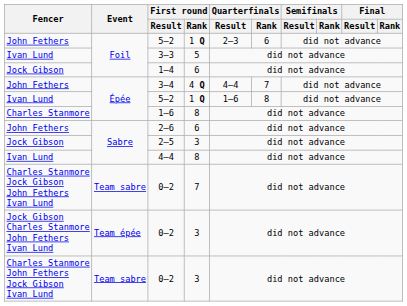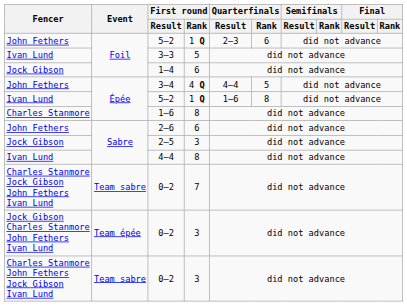(267, 84) 7 -> (267, 84) 5
